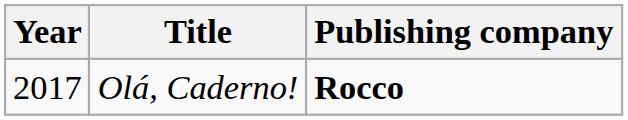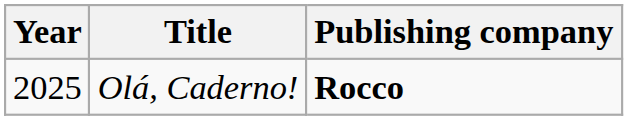(47, 86) 2017 -> (47, 86) 2025
